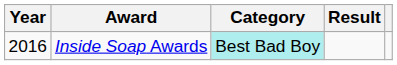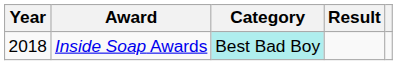(28, 45) 2016 -> (28, 45) 2018
